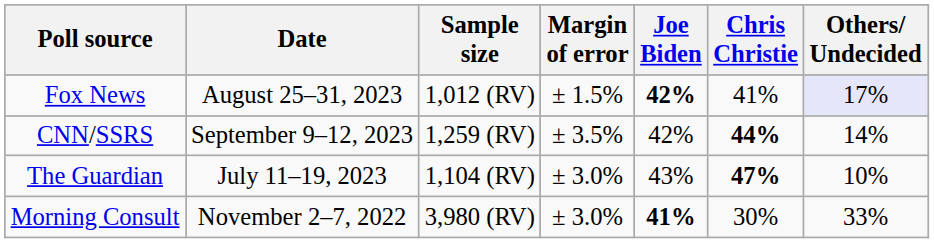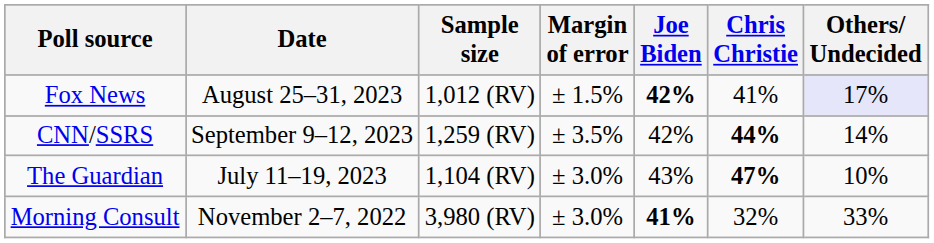(756, 216) 30% -> (756, 216) 32%
